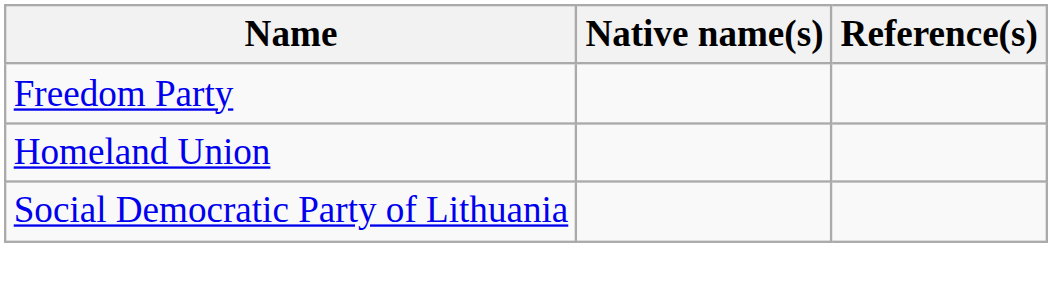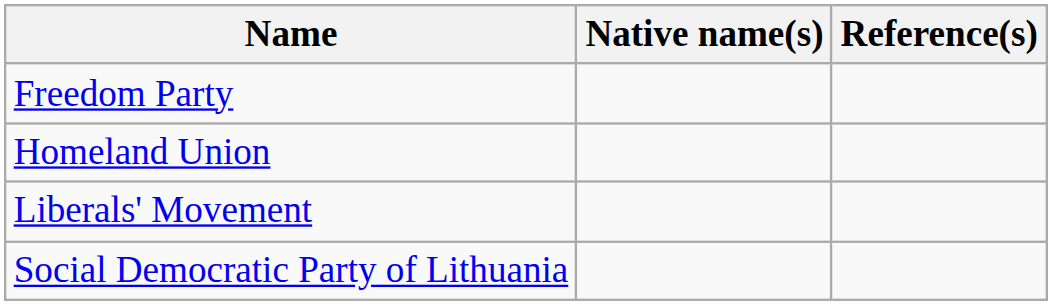+ row: (163, 210)
